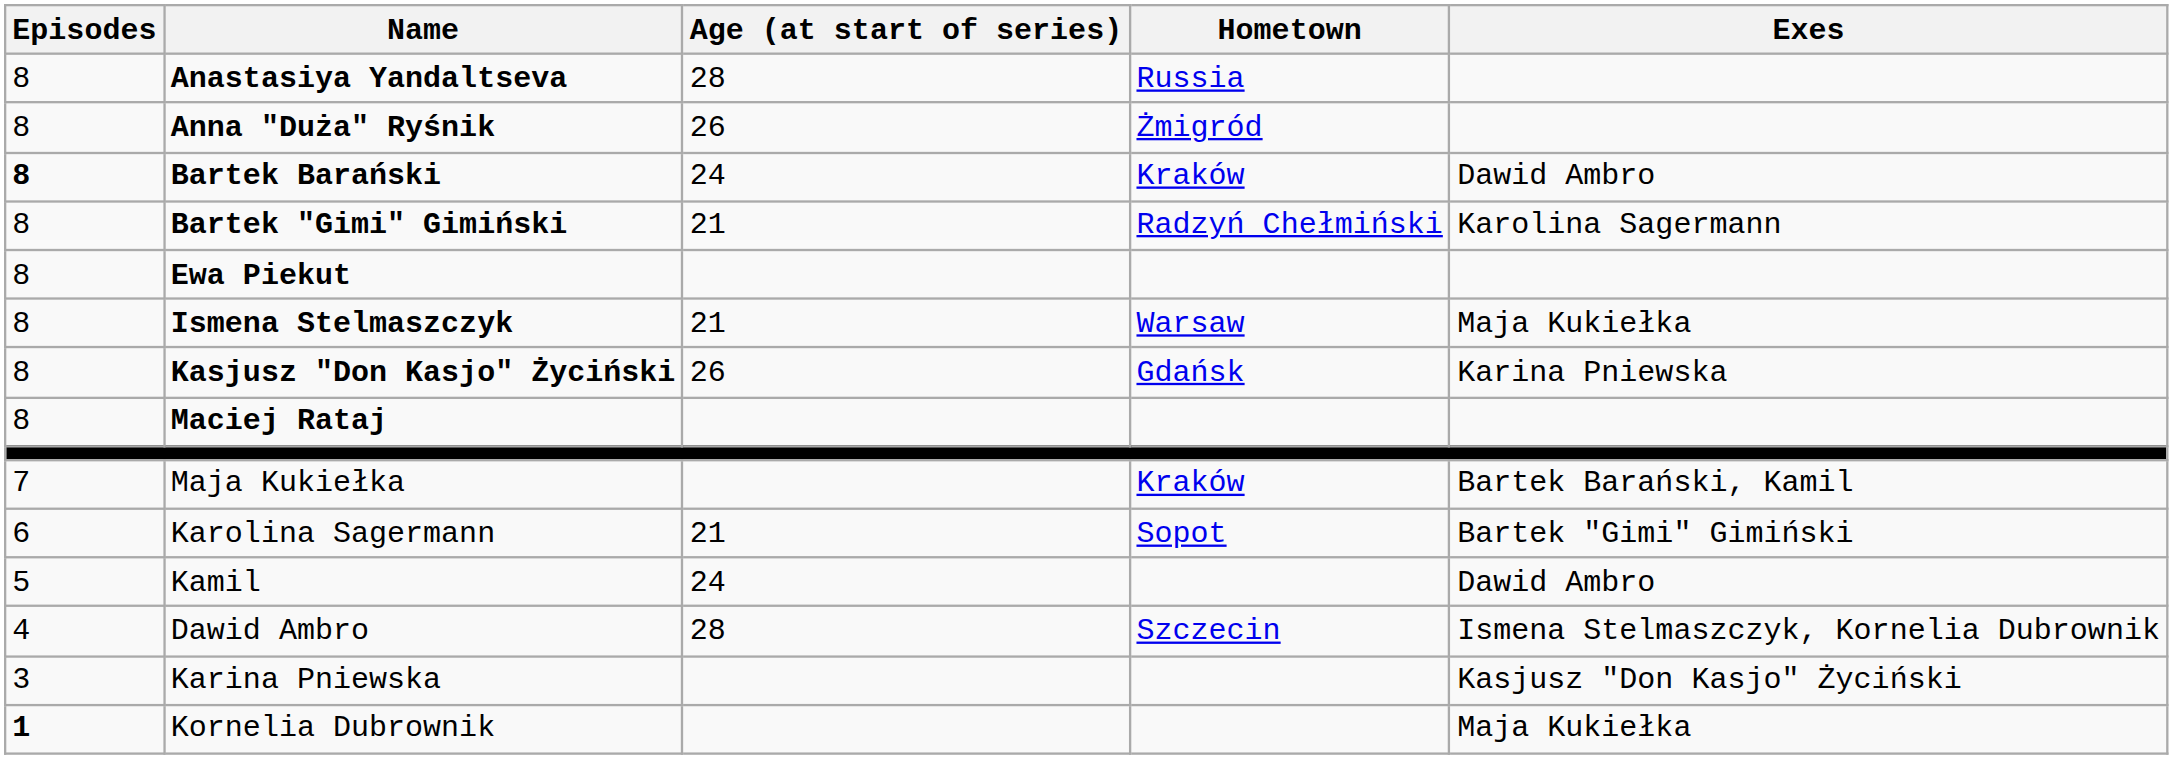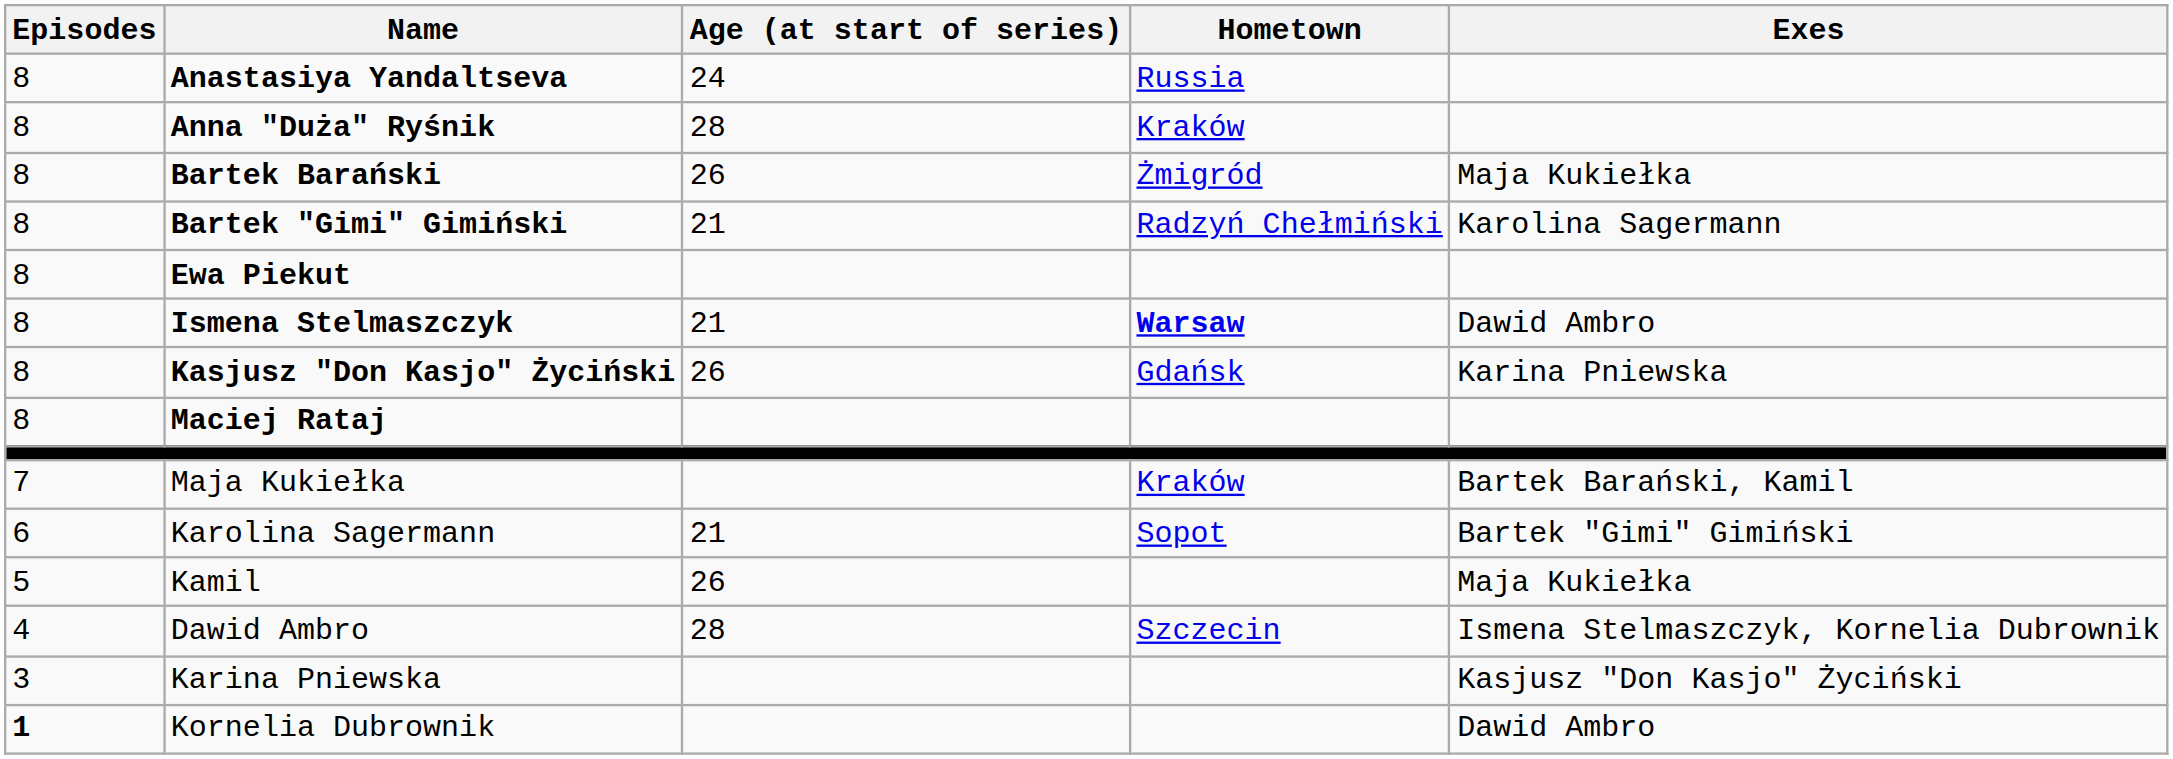(708, 79) 28 -> (708, 79) 24
(708, 128) 26 -> (708, 128) 28
(1200, 128) Żmigród -> (1191, 128) Kraków
(21, 176) bold -> (21, 176) normal
(708, 176) 24 -> (708, 176) 26
(1191, 176) Kraków -> (1200, 176) Żmigród
(1556, 176) Dawid Ambro -> (1574, 176) Maja Kukiełka
(1191, 323) normal -> (1191, 323) bold
(1574, 323) Maja Kukiełka -> (1556, 323) Dawid Ambro
(708, 582) 24 -> (708, 582) 26
(1556, 582) Dawid Ambro -> (1574, 582) Maja Kukiełka
(1574, 729) Maja Kukiełka -> (1556, 729) Dawid Ambro
